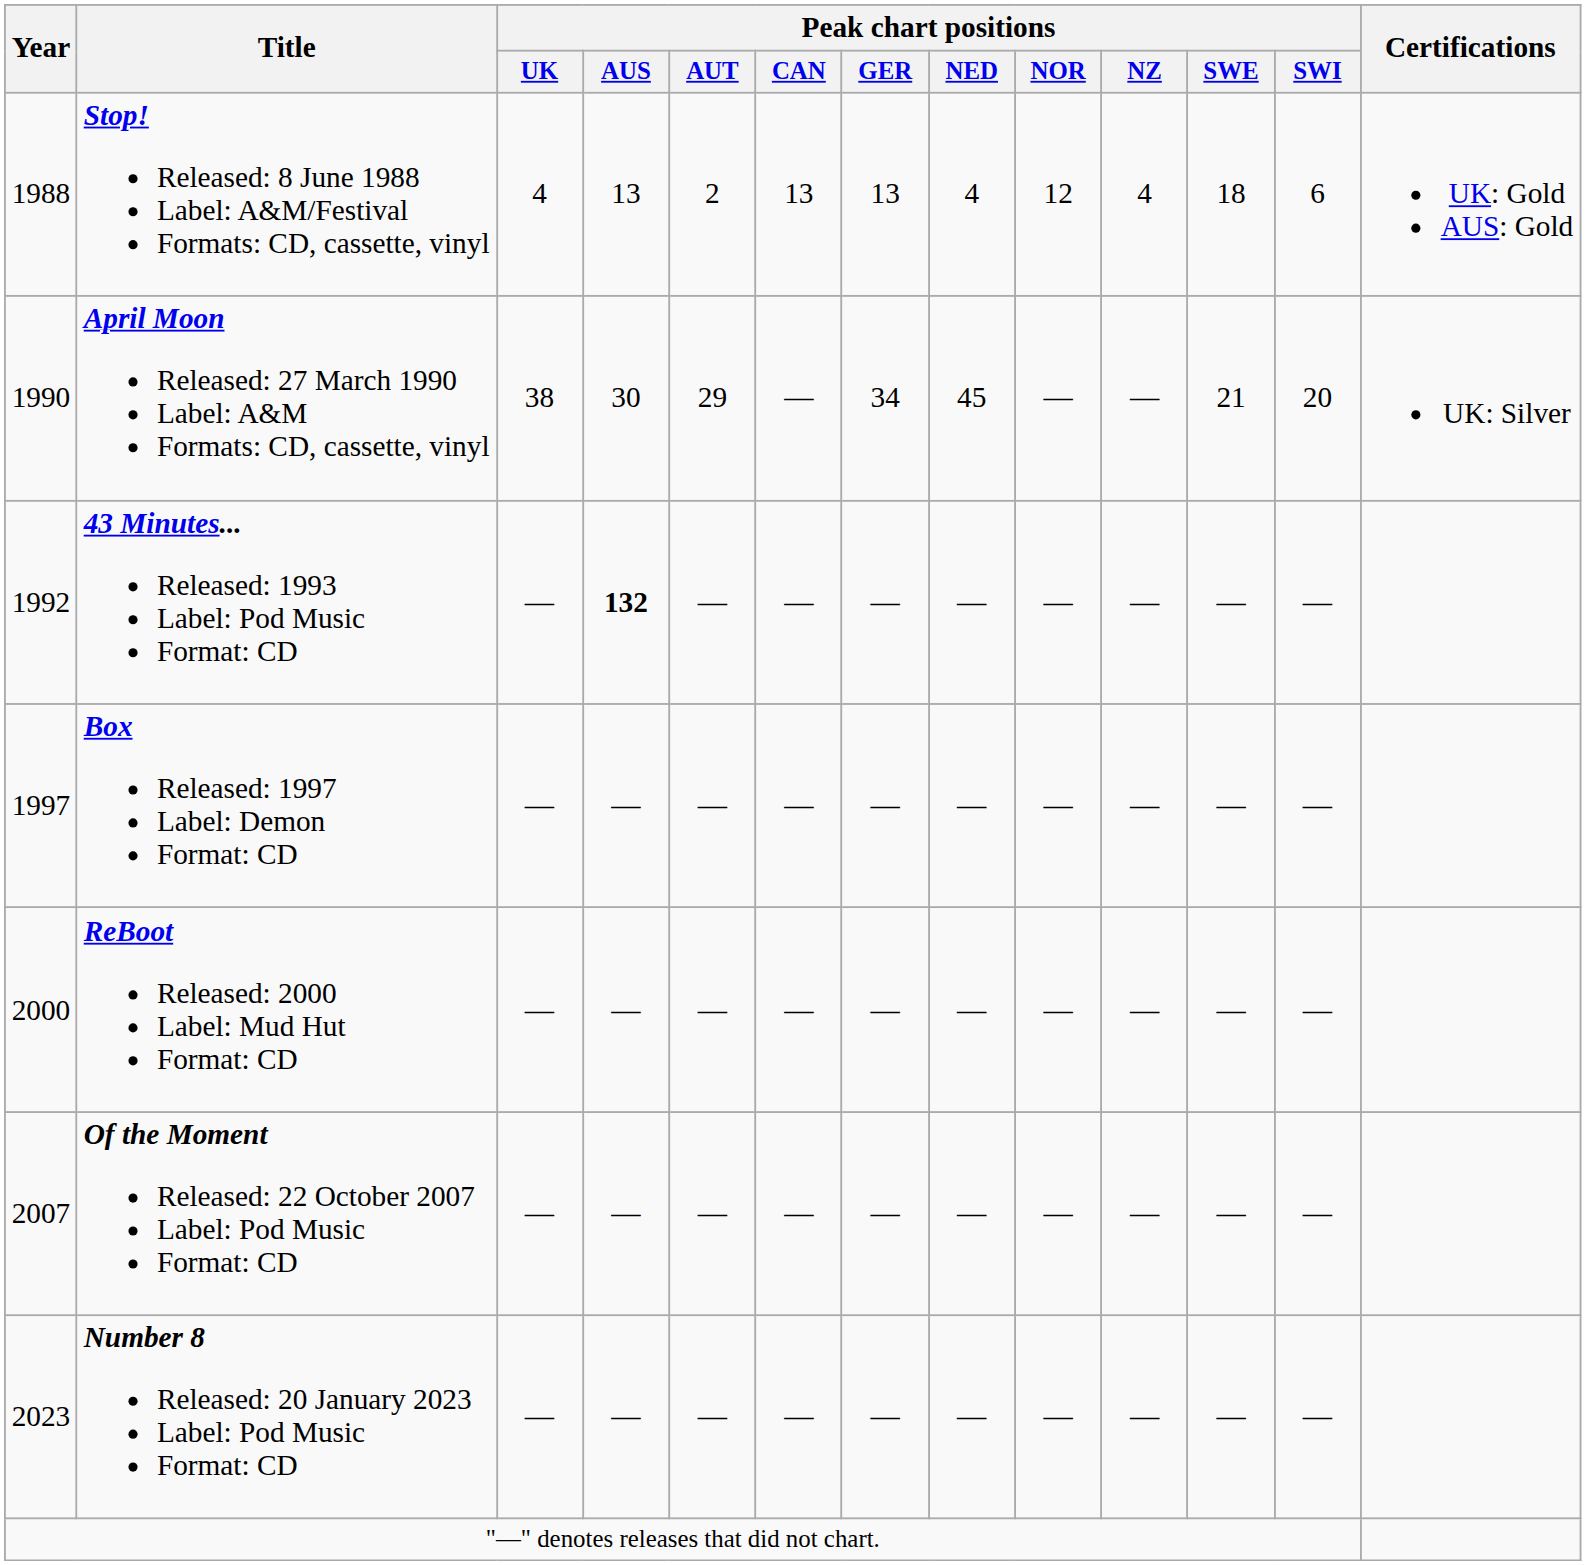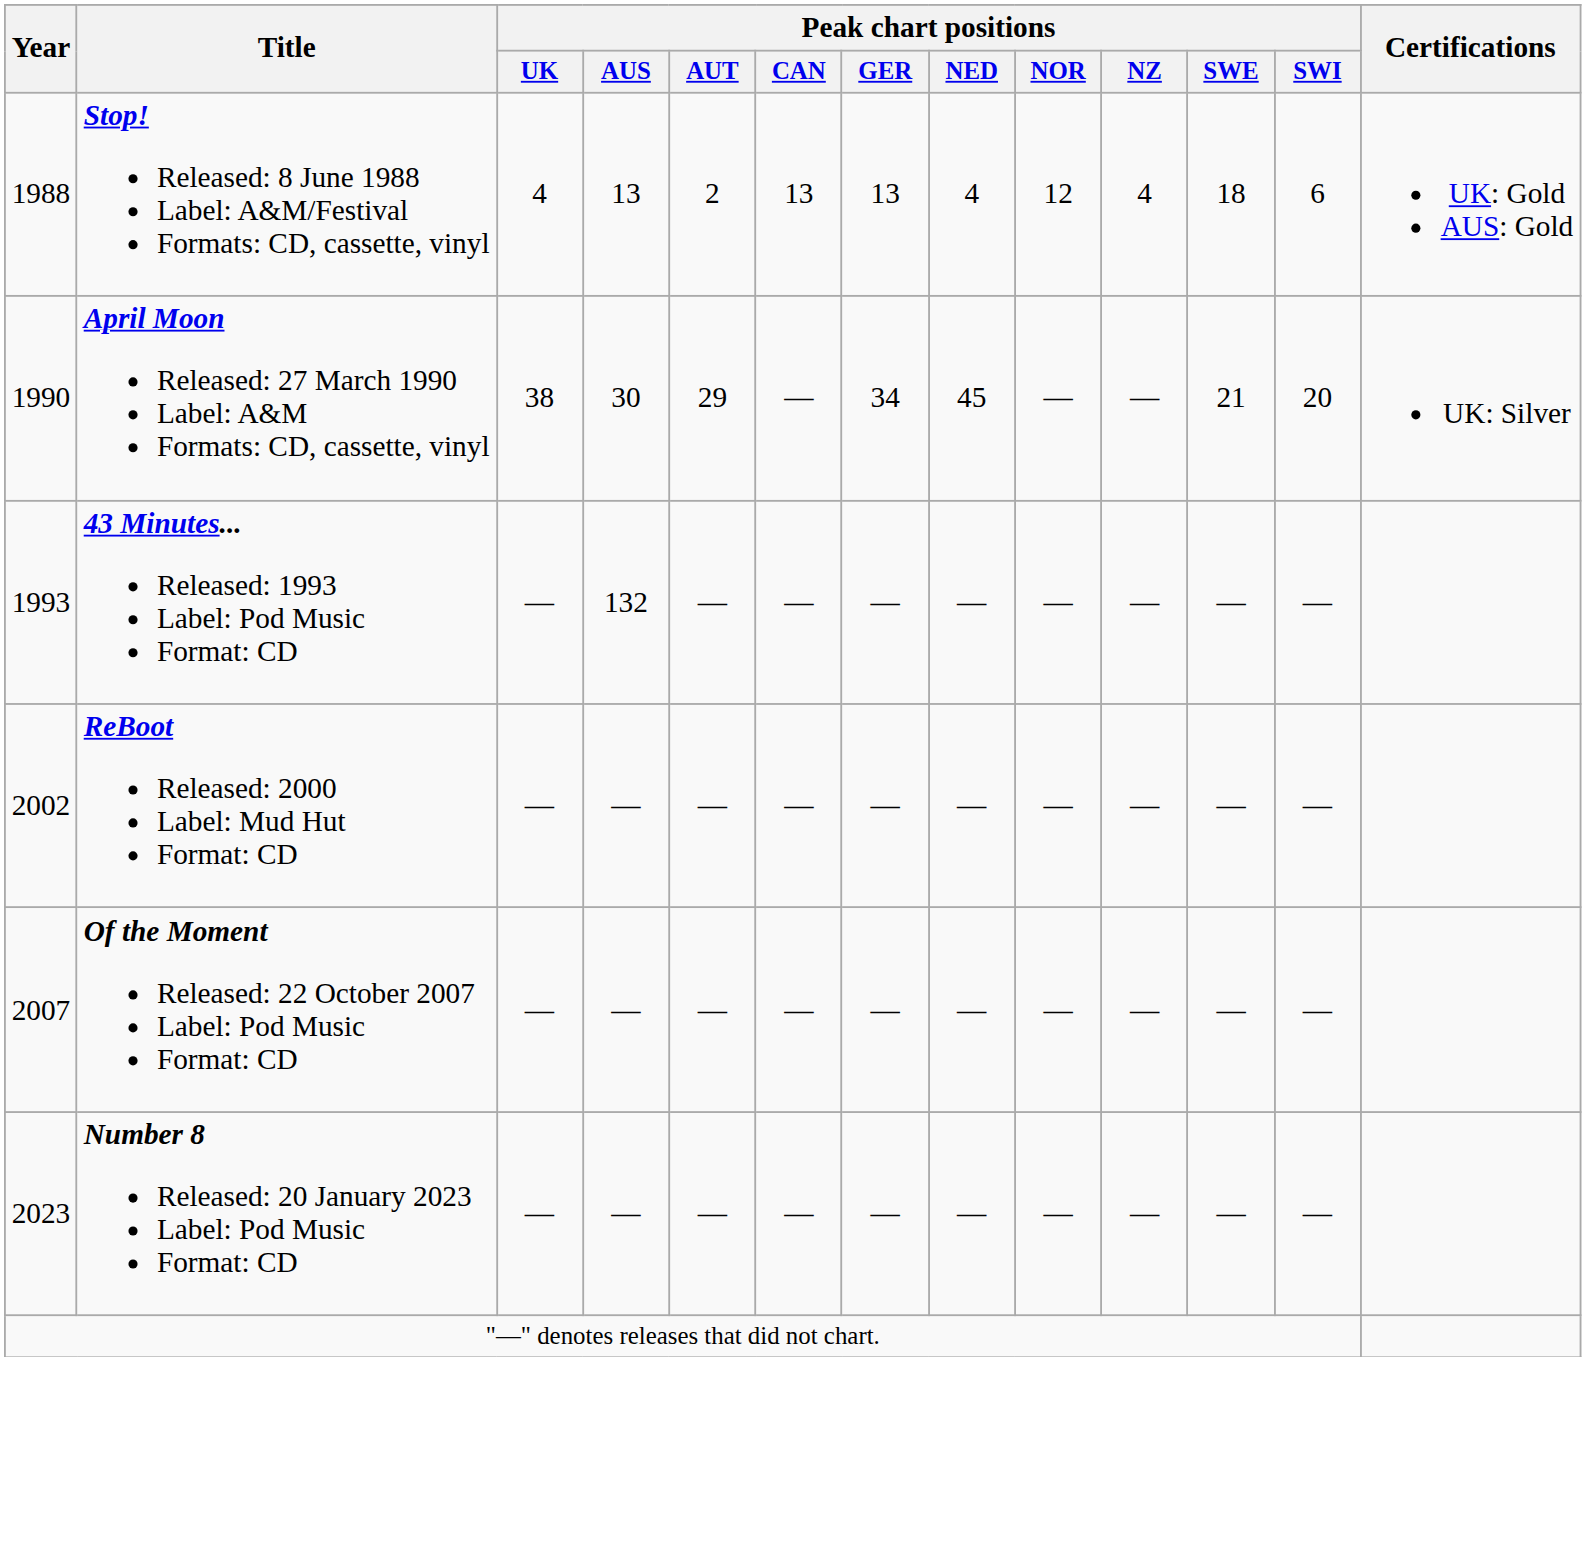(41, 601) 1992 -> (41, 601) 1993
(626, 601) bold -> (626, 601) normal
- row: (287, 791)
(41, 1009) 2000 -> (41, 805) 2002
